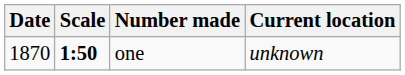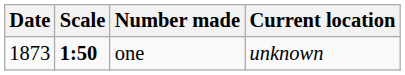(30, 53) 1870 -> (30, 53) 1873
